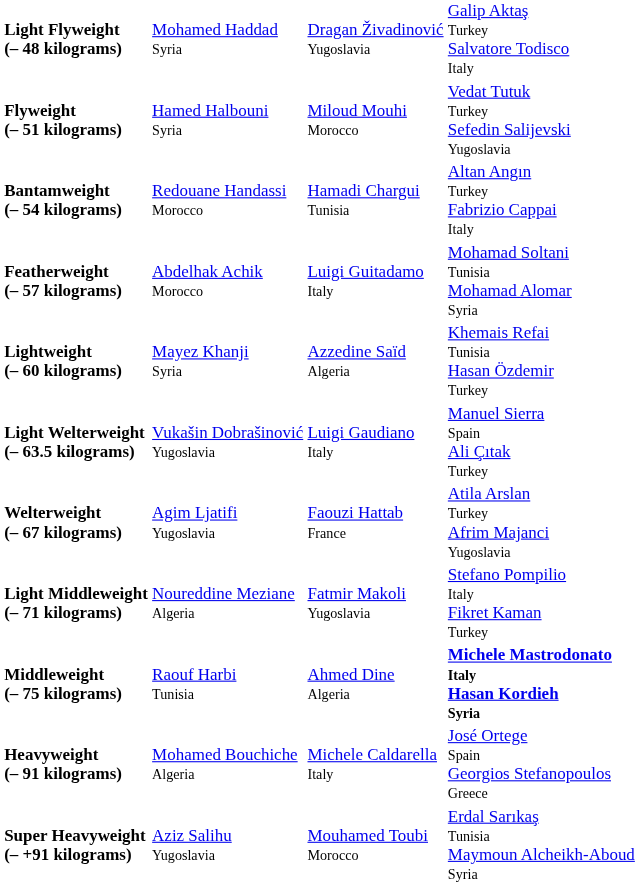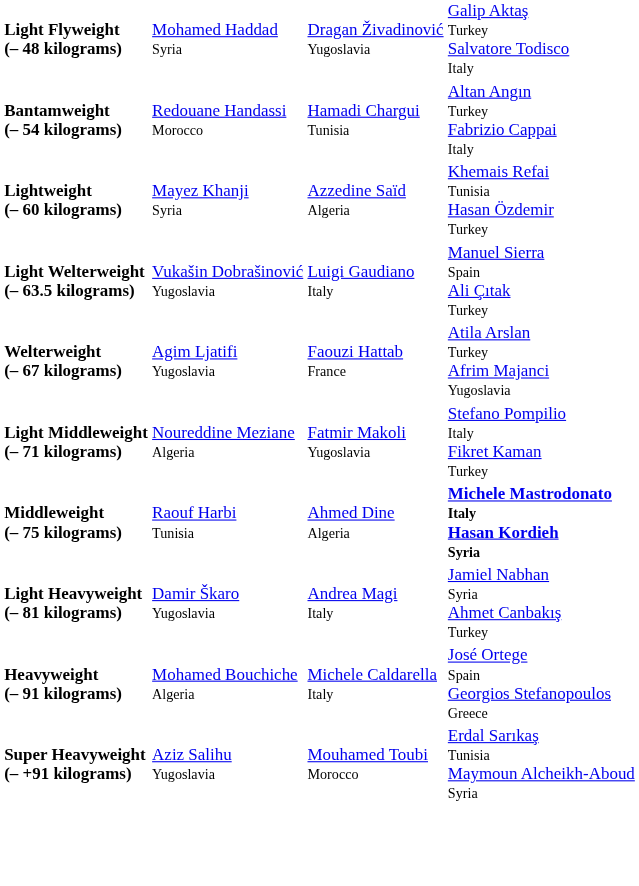- row: (63, 119)
- row: (63, 280)
+ row: (73, 603)
